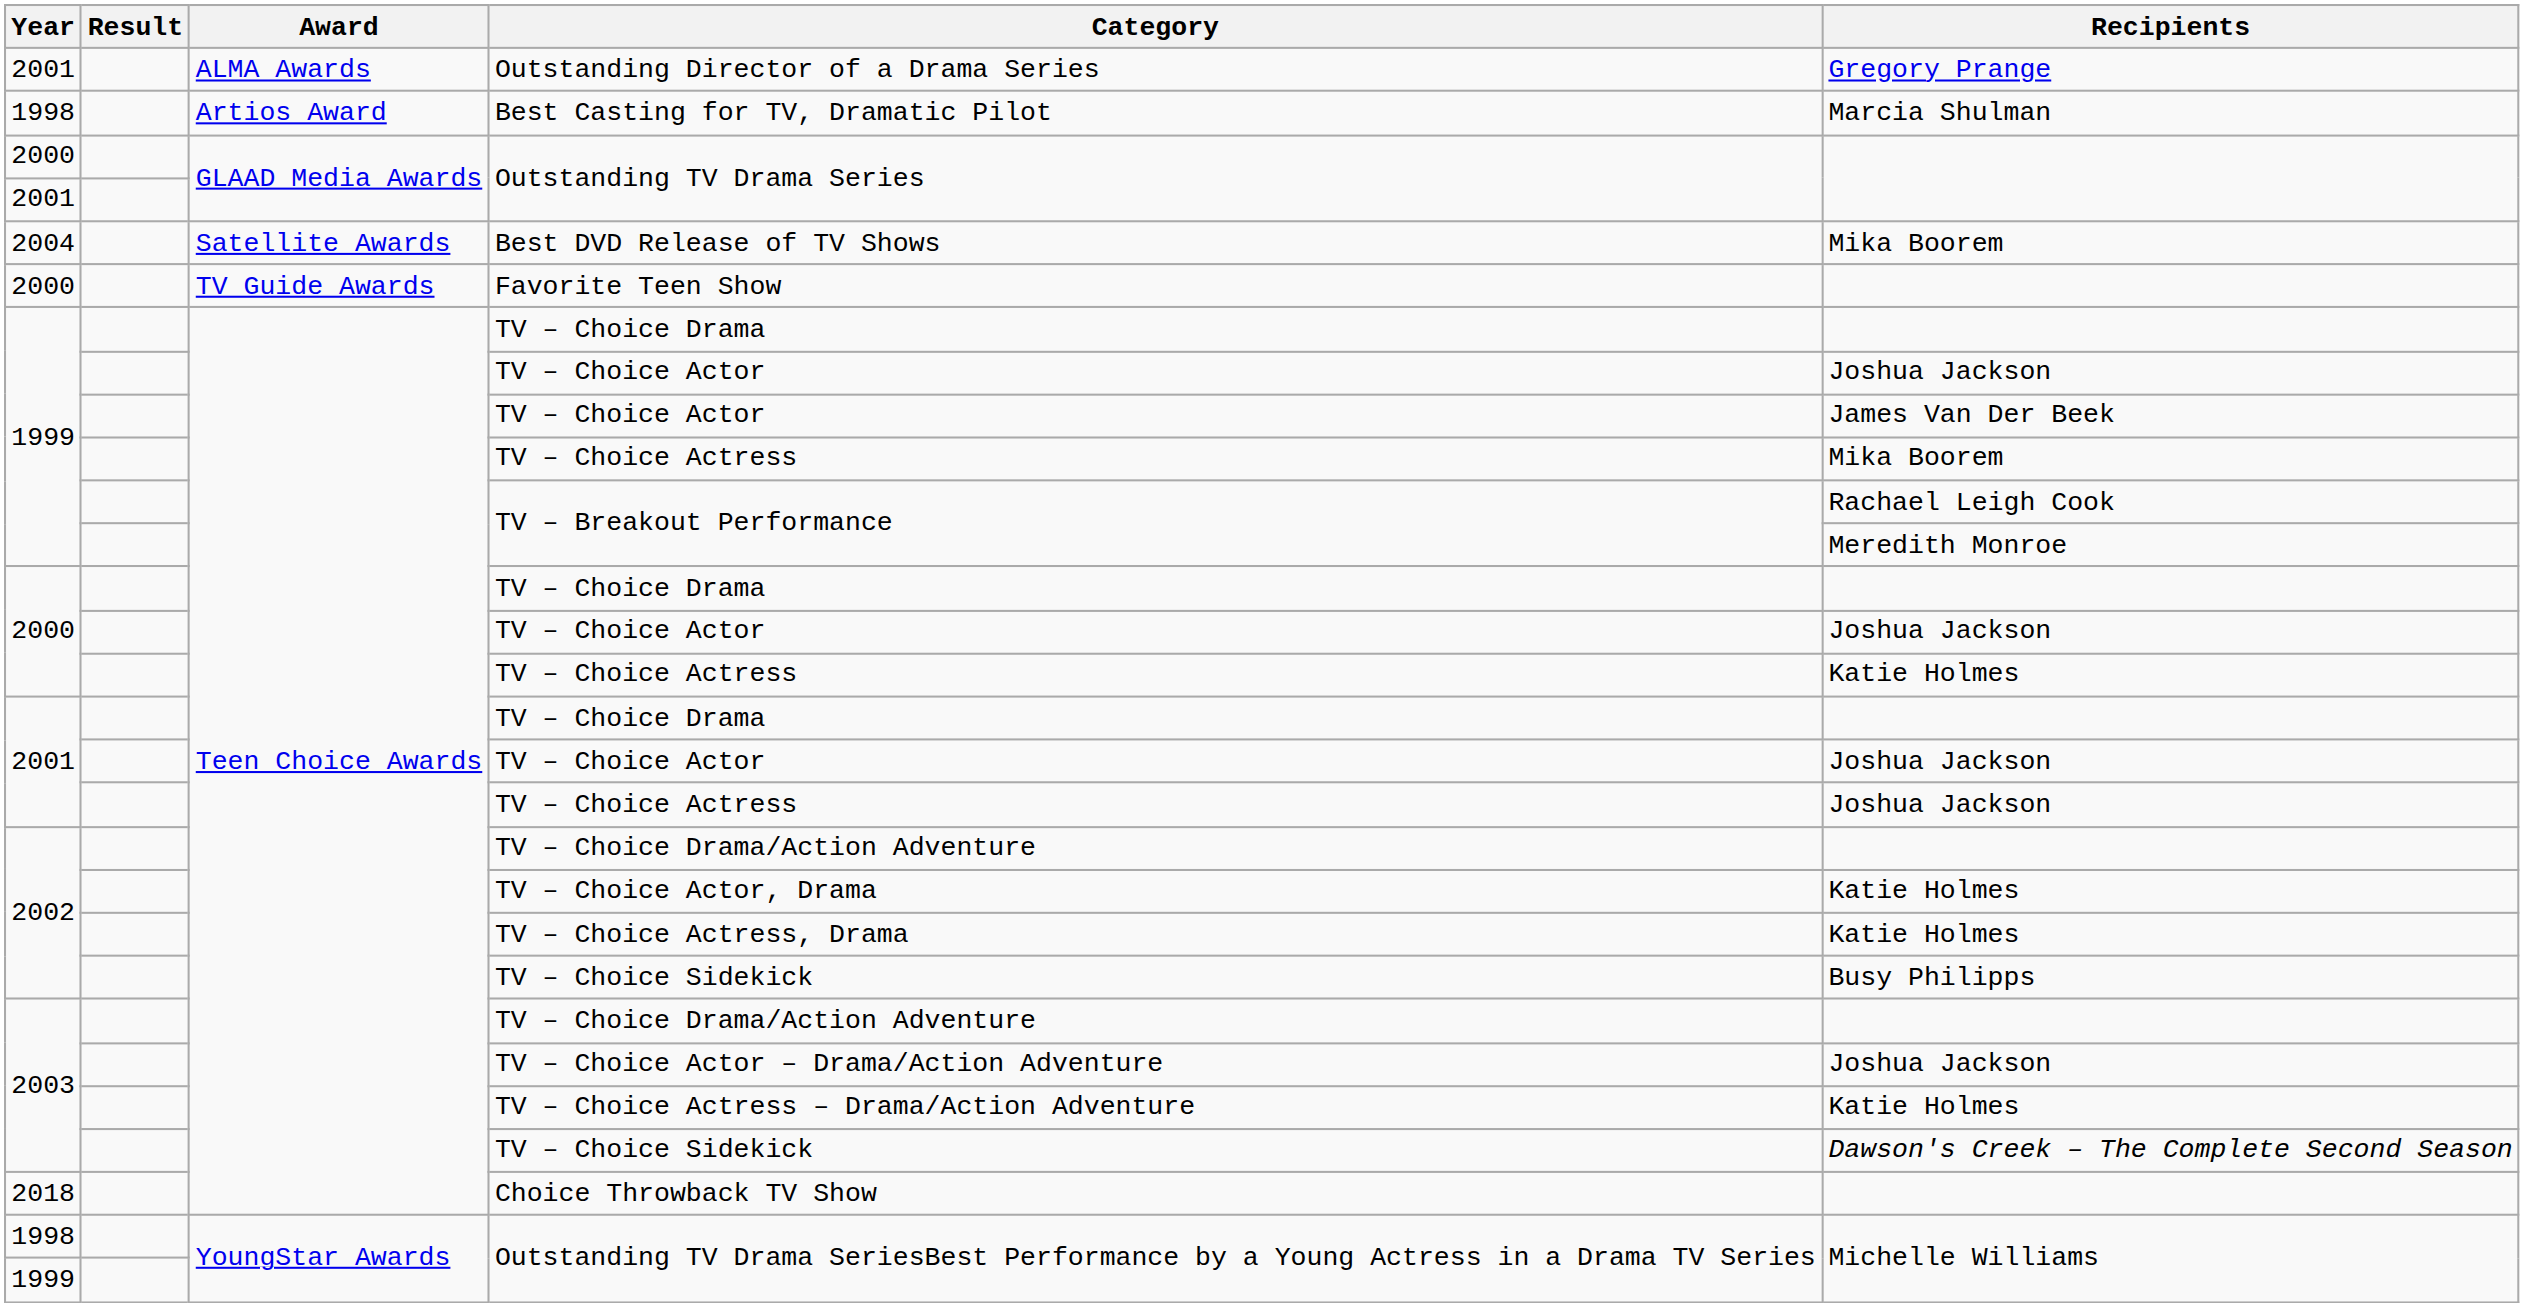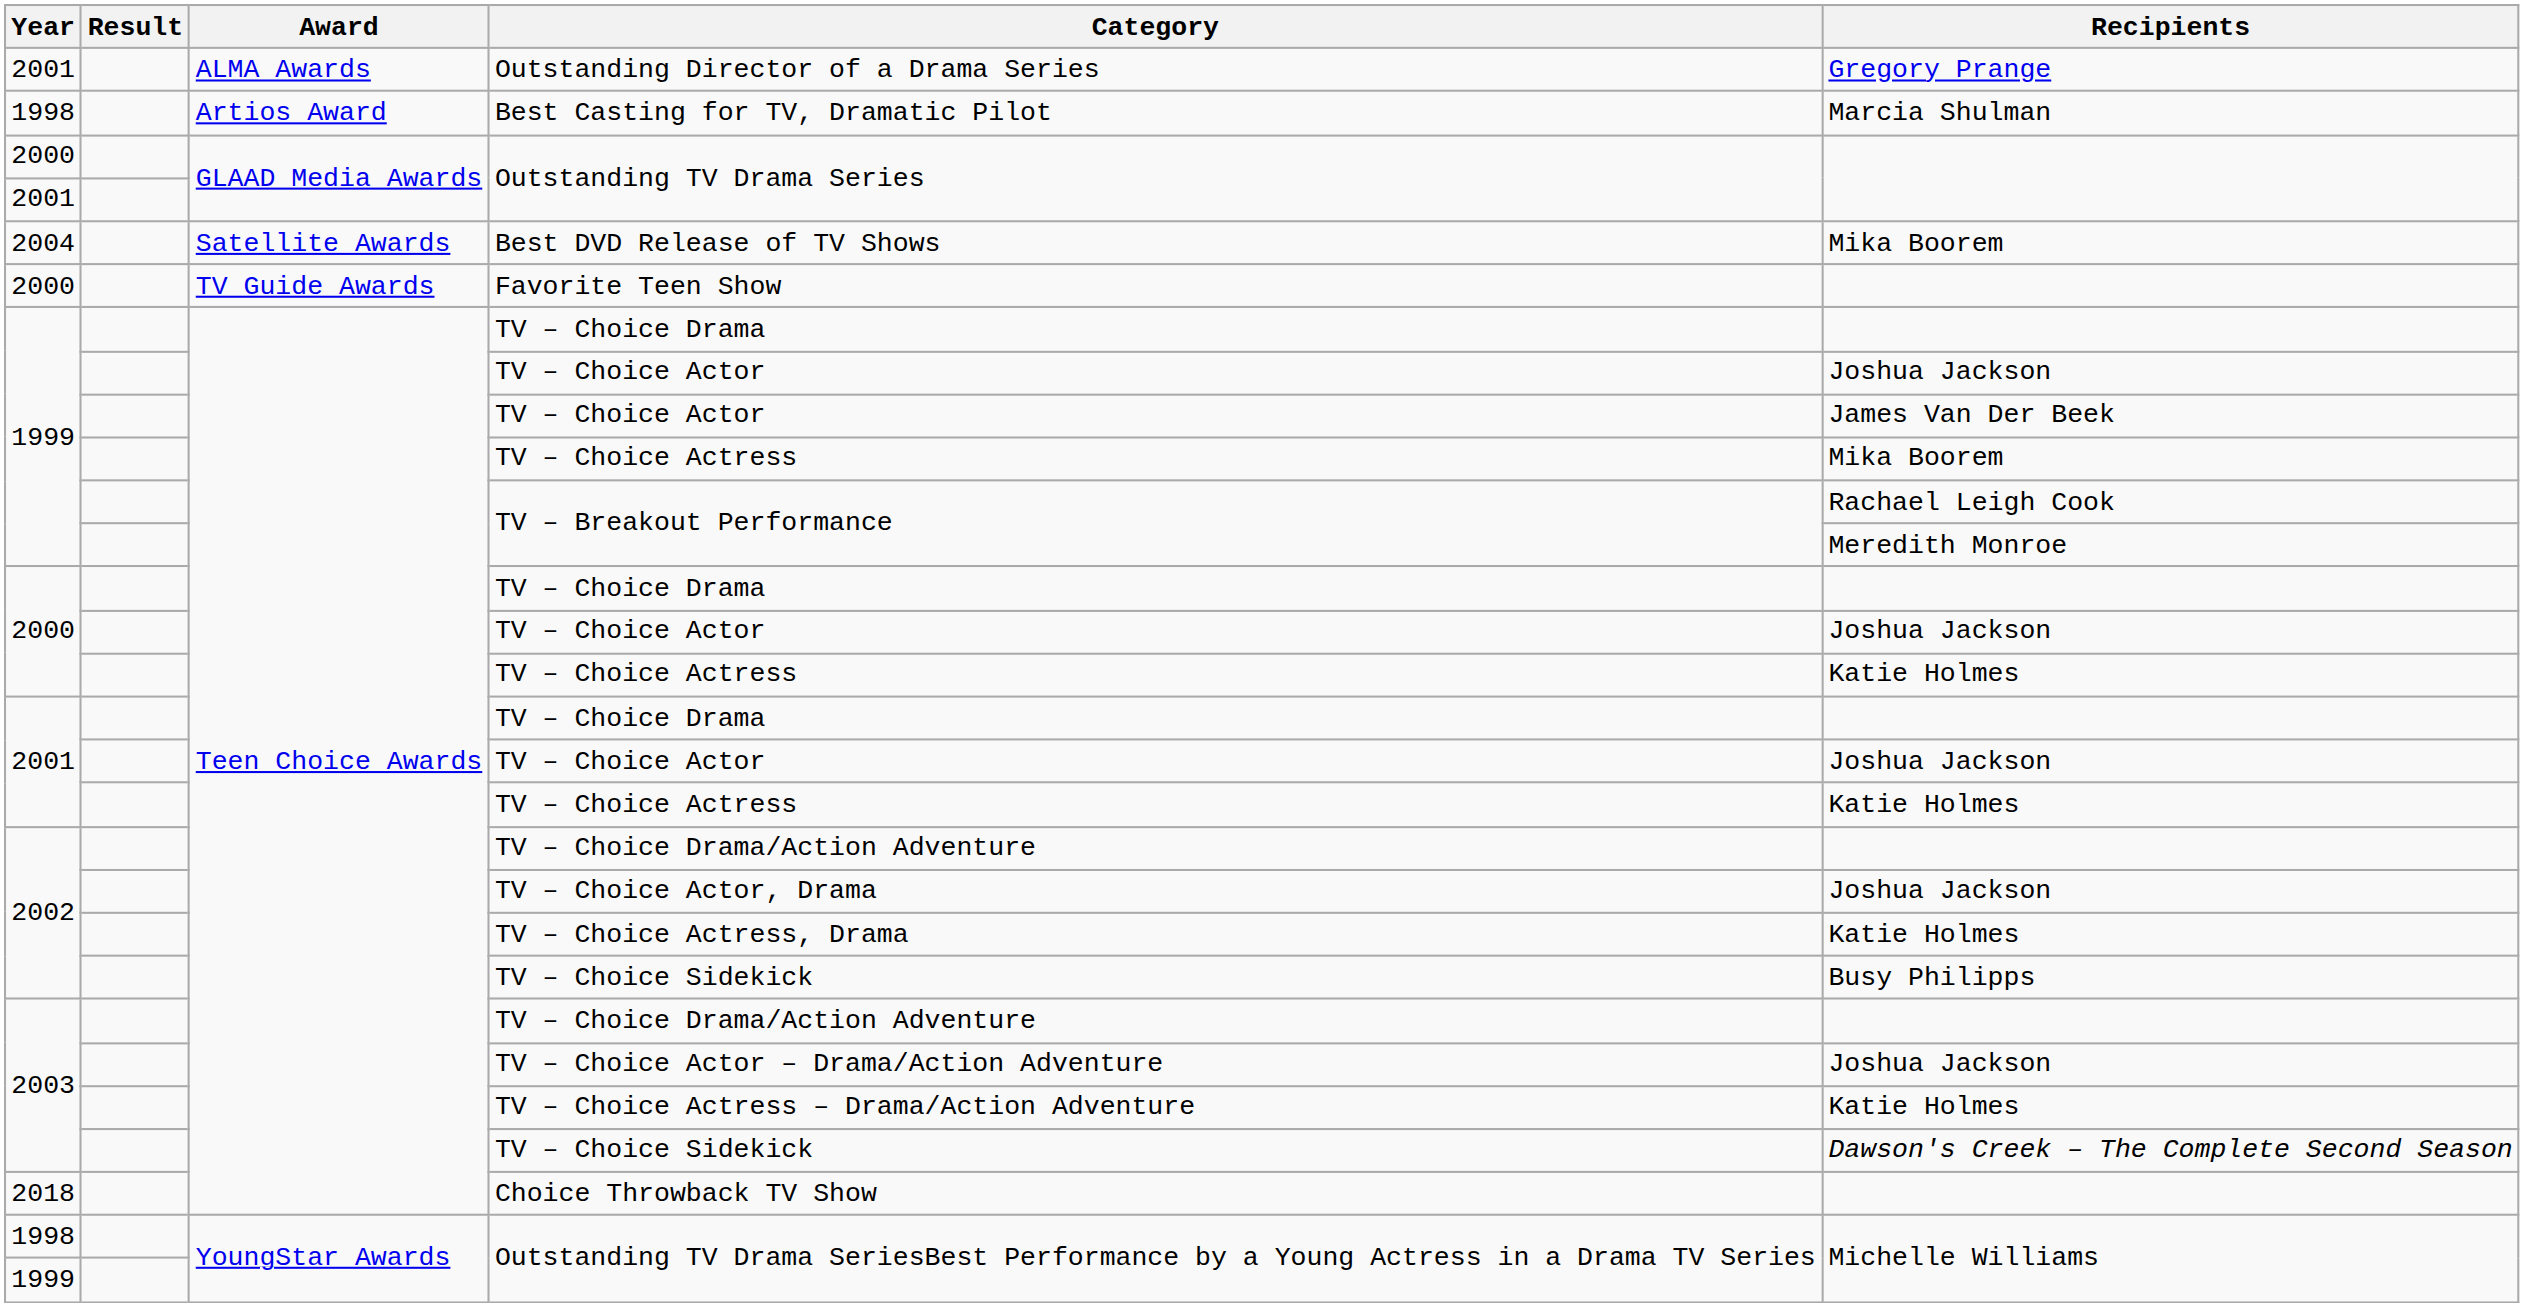(1940, 805) Joshua Jackson -> (1924, 805) Katie Holmes
(1924, 891) Katie Holmes -> (1940, 891) Joshua Jackson
